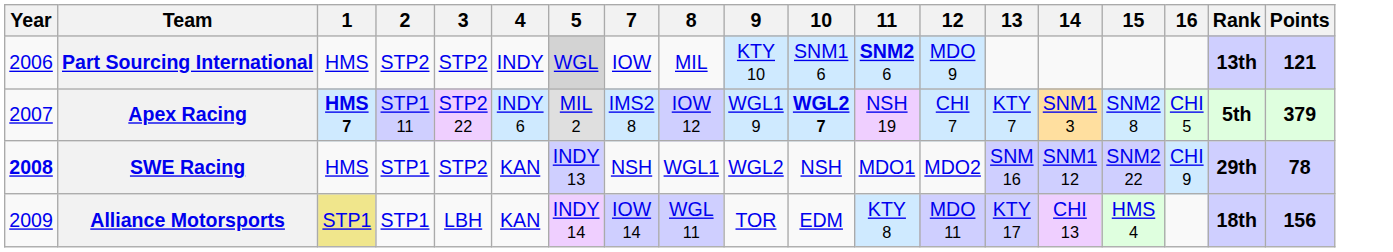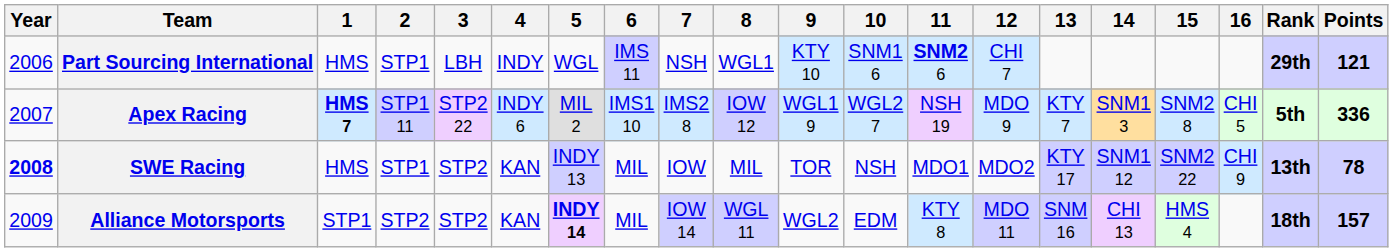+ column: (632, 21)
(405, 62) STP2 -> (405, 62) STP1
(463, 62) STP2 -> (463, 62) LBH
(576, 62) lightgrey background -> (576, 62) no background
(632, 62) IOW -> (686, 62) NSH
(691, 62) MIL -> (746, 62) WGL1
(953, 62) MDO 9 -> (1006, 62) CHI 7
(1237, 62) 13th -> (1291, 62) 29th
(821, 115) bold -> (876, 115) normal
(953, 115) CHI 7 -> (1006, 115) MDO 9
(1300, 115) 379 -> (1354, 115) 336
(632, 168) NSH -> (686, 168) IOW
(691, 168) WGL1 -> (746, 168) MIL
(756, 168) WGL2 -> (811, 168) TOR
(1012, 168) SNM 16 -> (1066, 168) KTY 17
(1237, 168) 29th -> (1291, 168) 13th
(347, 220) khaki background -> (347, 220) no background
(405, 220) STP1 -> (405, 220) STP2
(463, 220) LBH -> (463, 220) STP2
(576, 220) normal -> (576, 220) bold
(756, 220) TOR -> (811, 220) WGL2
(1012, 220) KTY 17 -> (1066, 220) SNM 16
(1300, 220) 156 -> (1354, 220) 157
